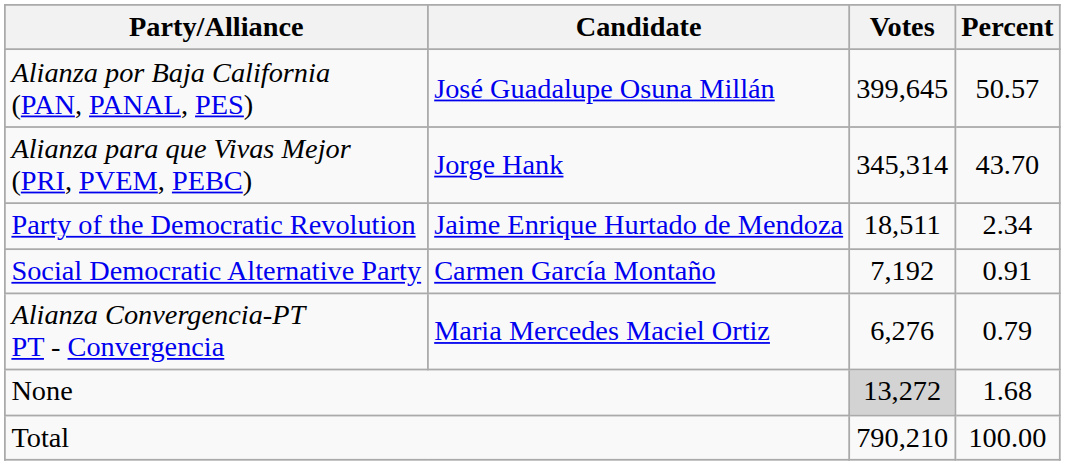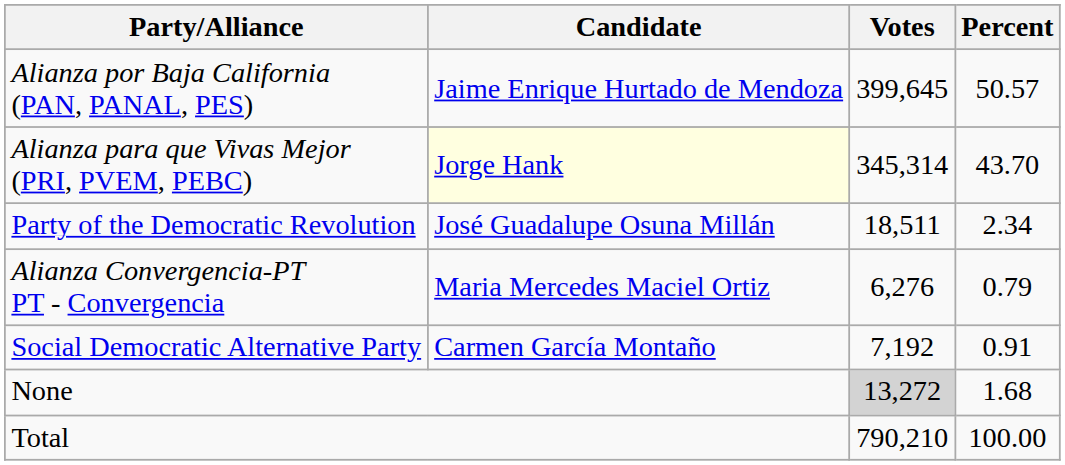(604, 87) José Guadalupe Osuna Millán -> (639, 87) Jaime Enrique Hurtado de Mendoza
(499, 164) no background -> (499, 164) lightyellow background
(639, 225) Jaime Enrique Hurtado de Mendoza -> (604, 225) José Guadalupe Osuna Millán
rows swapped: (216, 270) <-> (158, 331)
